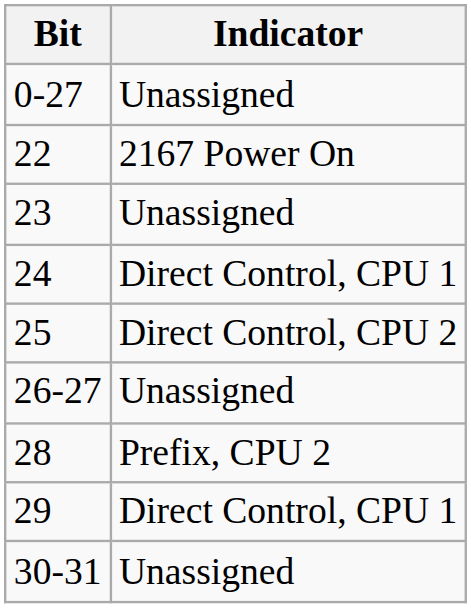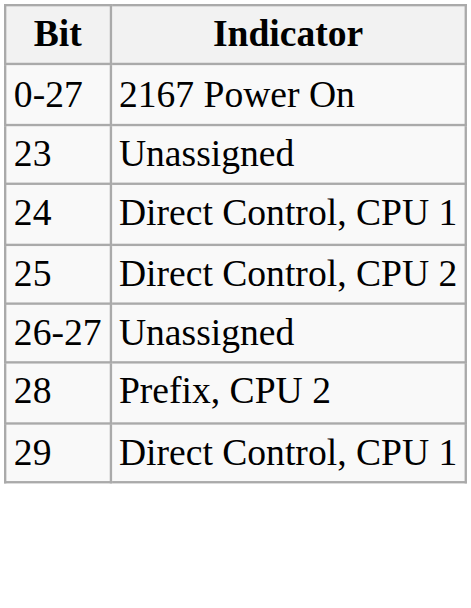(207, 93) Unassigned -> (237, 93) 2167 Power On
- row: (33, 153)
- row: (58, 570)
